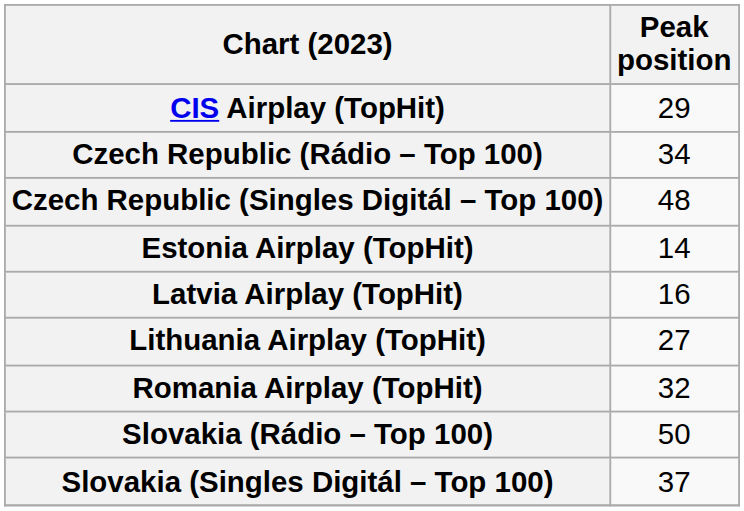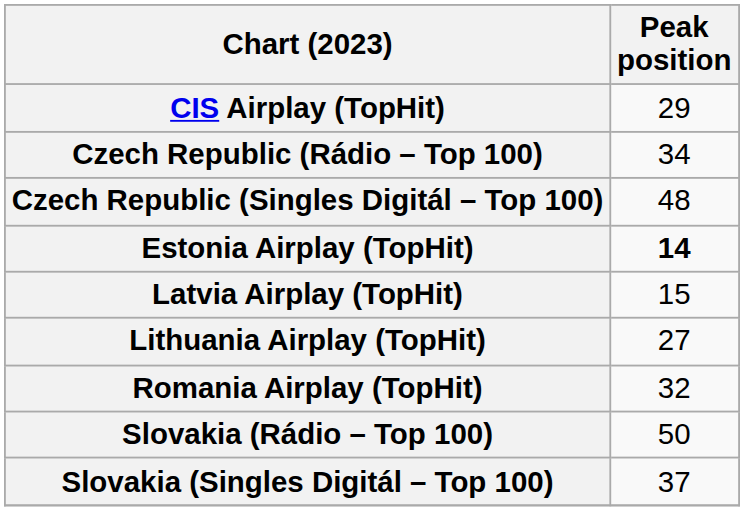(674, 247) normal -> (674, 247) bold
(674, 294) 16 -> (674, 294) 15
